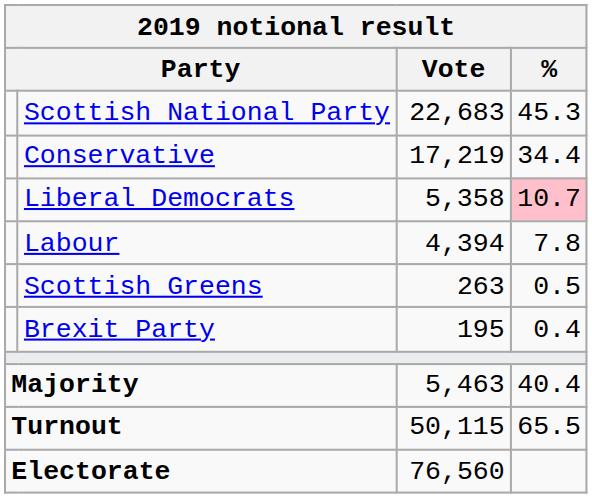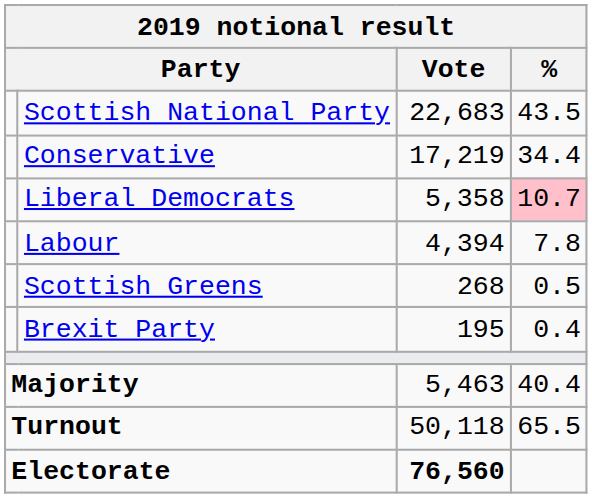(549, 113) 45.3 -> (549, 113) 43.5
(481, 286) 263 -> (481, 286) 268
(457, 428) 50,115 -> (457, 428) 50,118
(457, 471) normal -> (457, 471) bold
